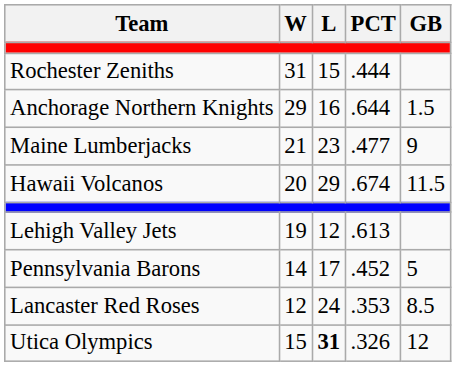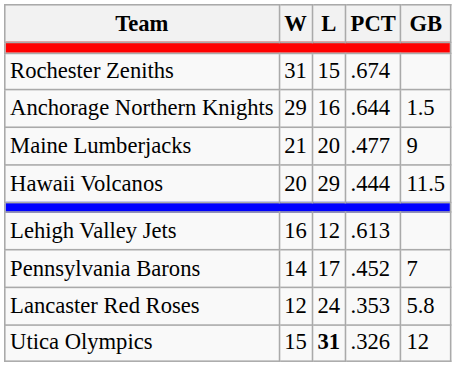(370, 71) .444 -> (370, 71) .674
(329, 145) 23 -> (329, 145) 20
(370, 183) .674 -> (370, 183) .444
(296, 231) 19 -> (296, 231) 16
(412, 268) 5 -> (412, 268) 7
(421, 305) 8.5 -> (421, 305) 5.8
